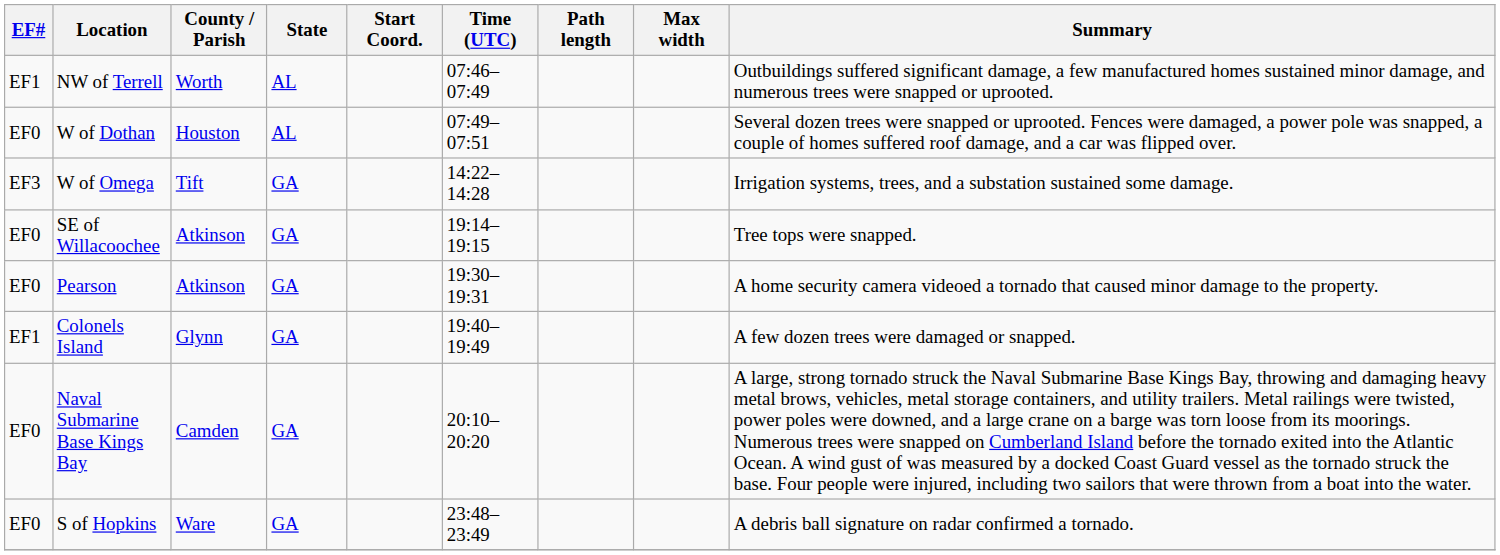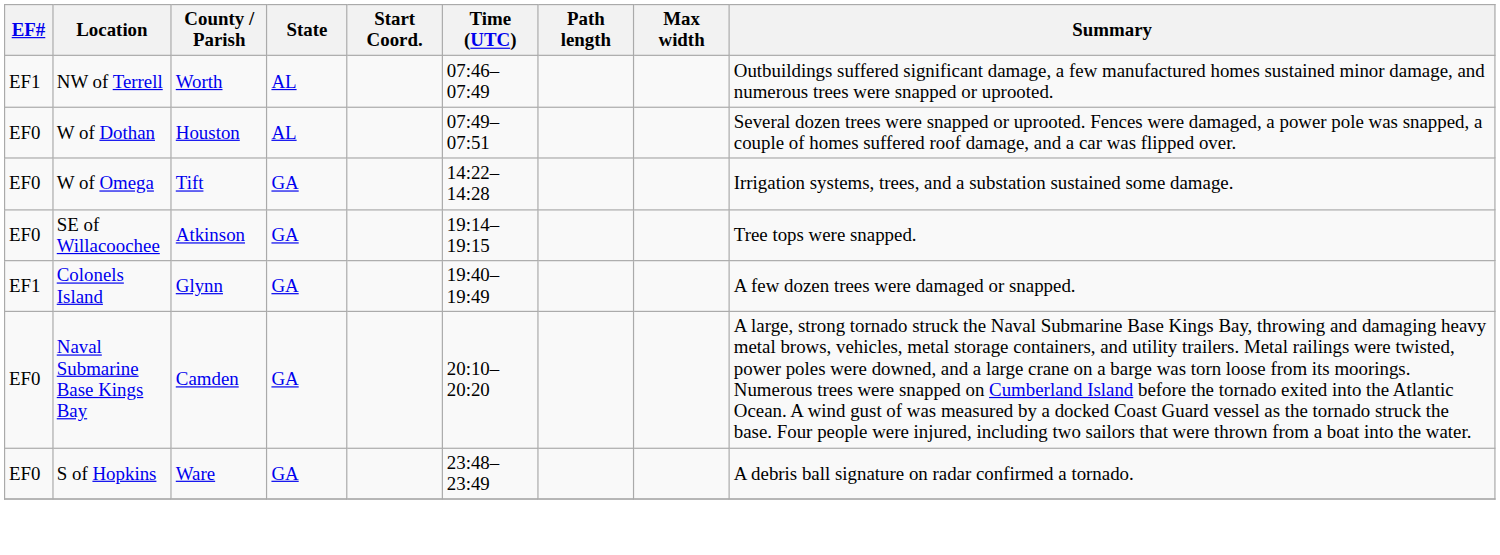(25, 183) EF3 -> (25, 183) EF0
- row: (87, 286)
